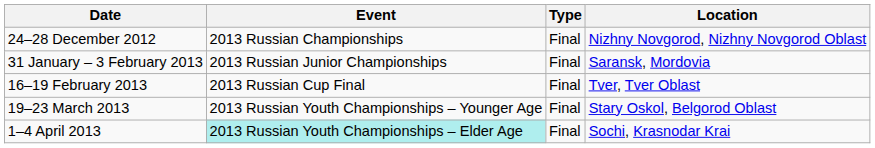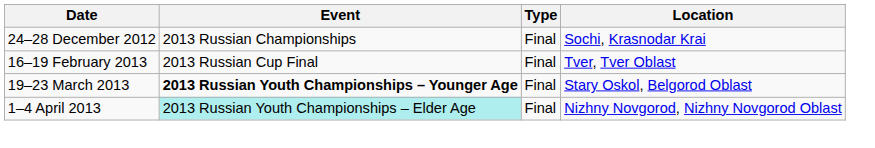(727, 39) Nizhny Novgorod, Nizhny Novgorod Oblast -> (635, 39) Sochi, Krasnodar Krai
- row: (105, 62)
(376, 108) normal -> (340, 85) bold
(659, 131) Sochi, Krasnodar Krai -> (703, 108) Nizhny Novgorod, Nizhny Novgorod Oblast
